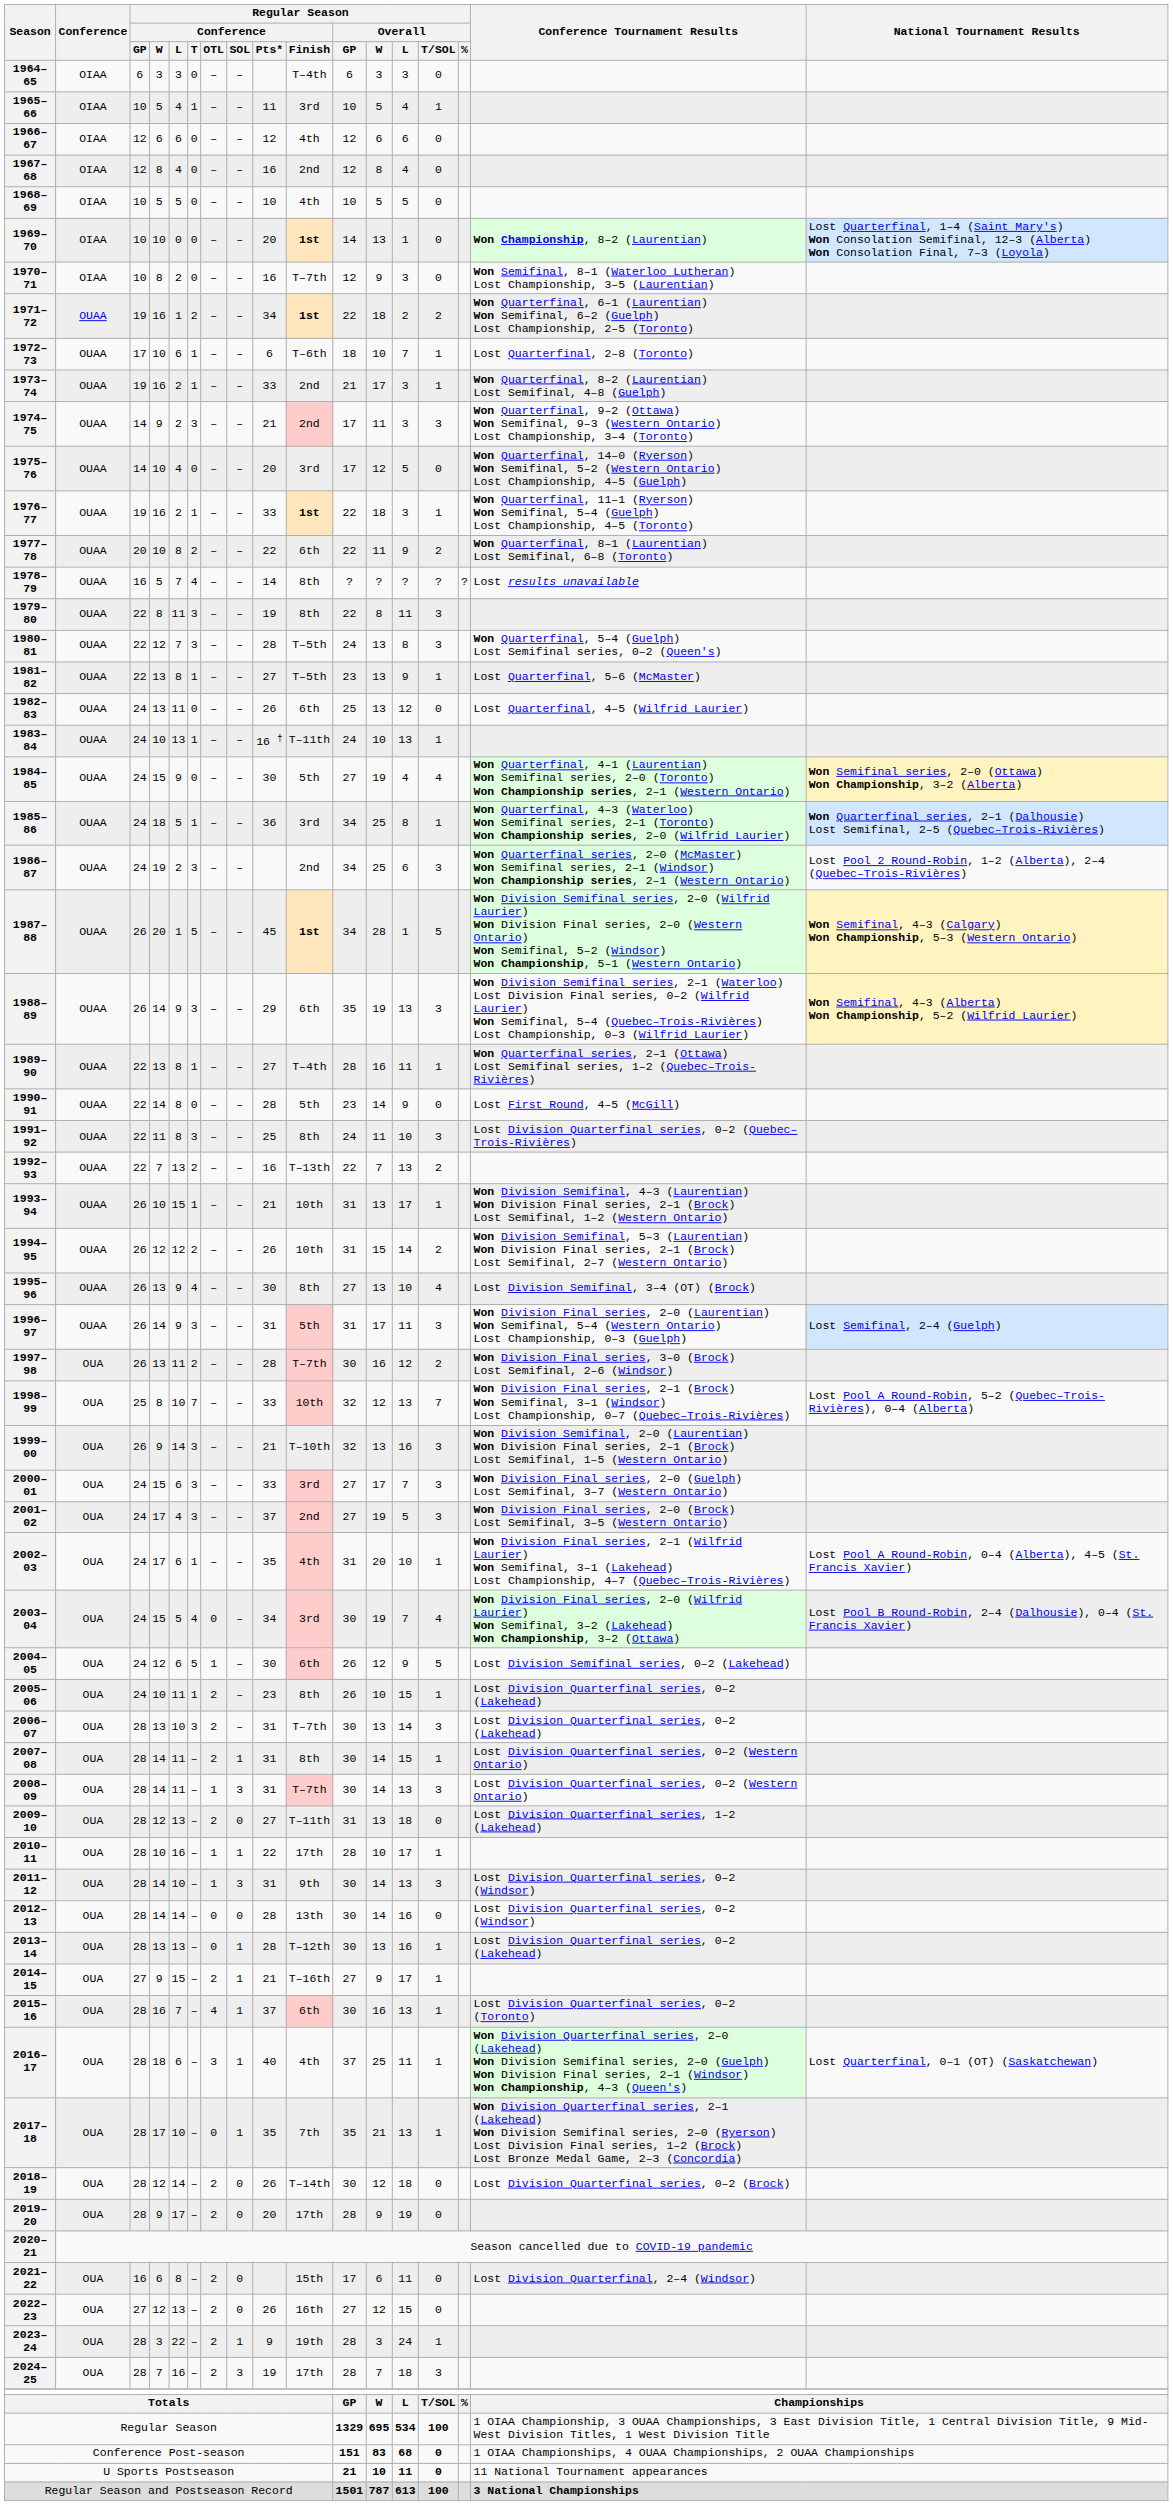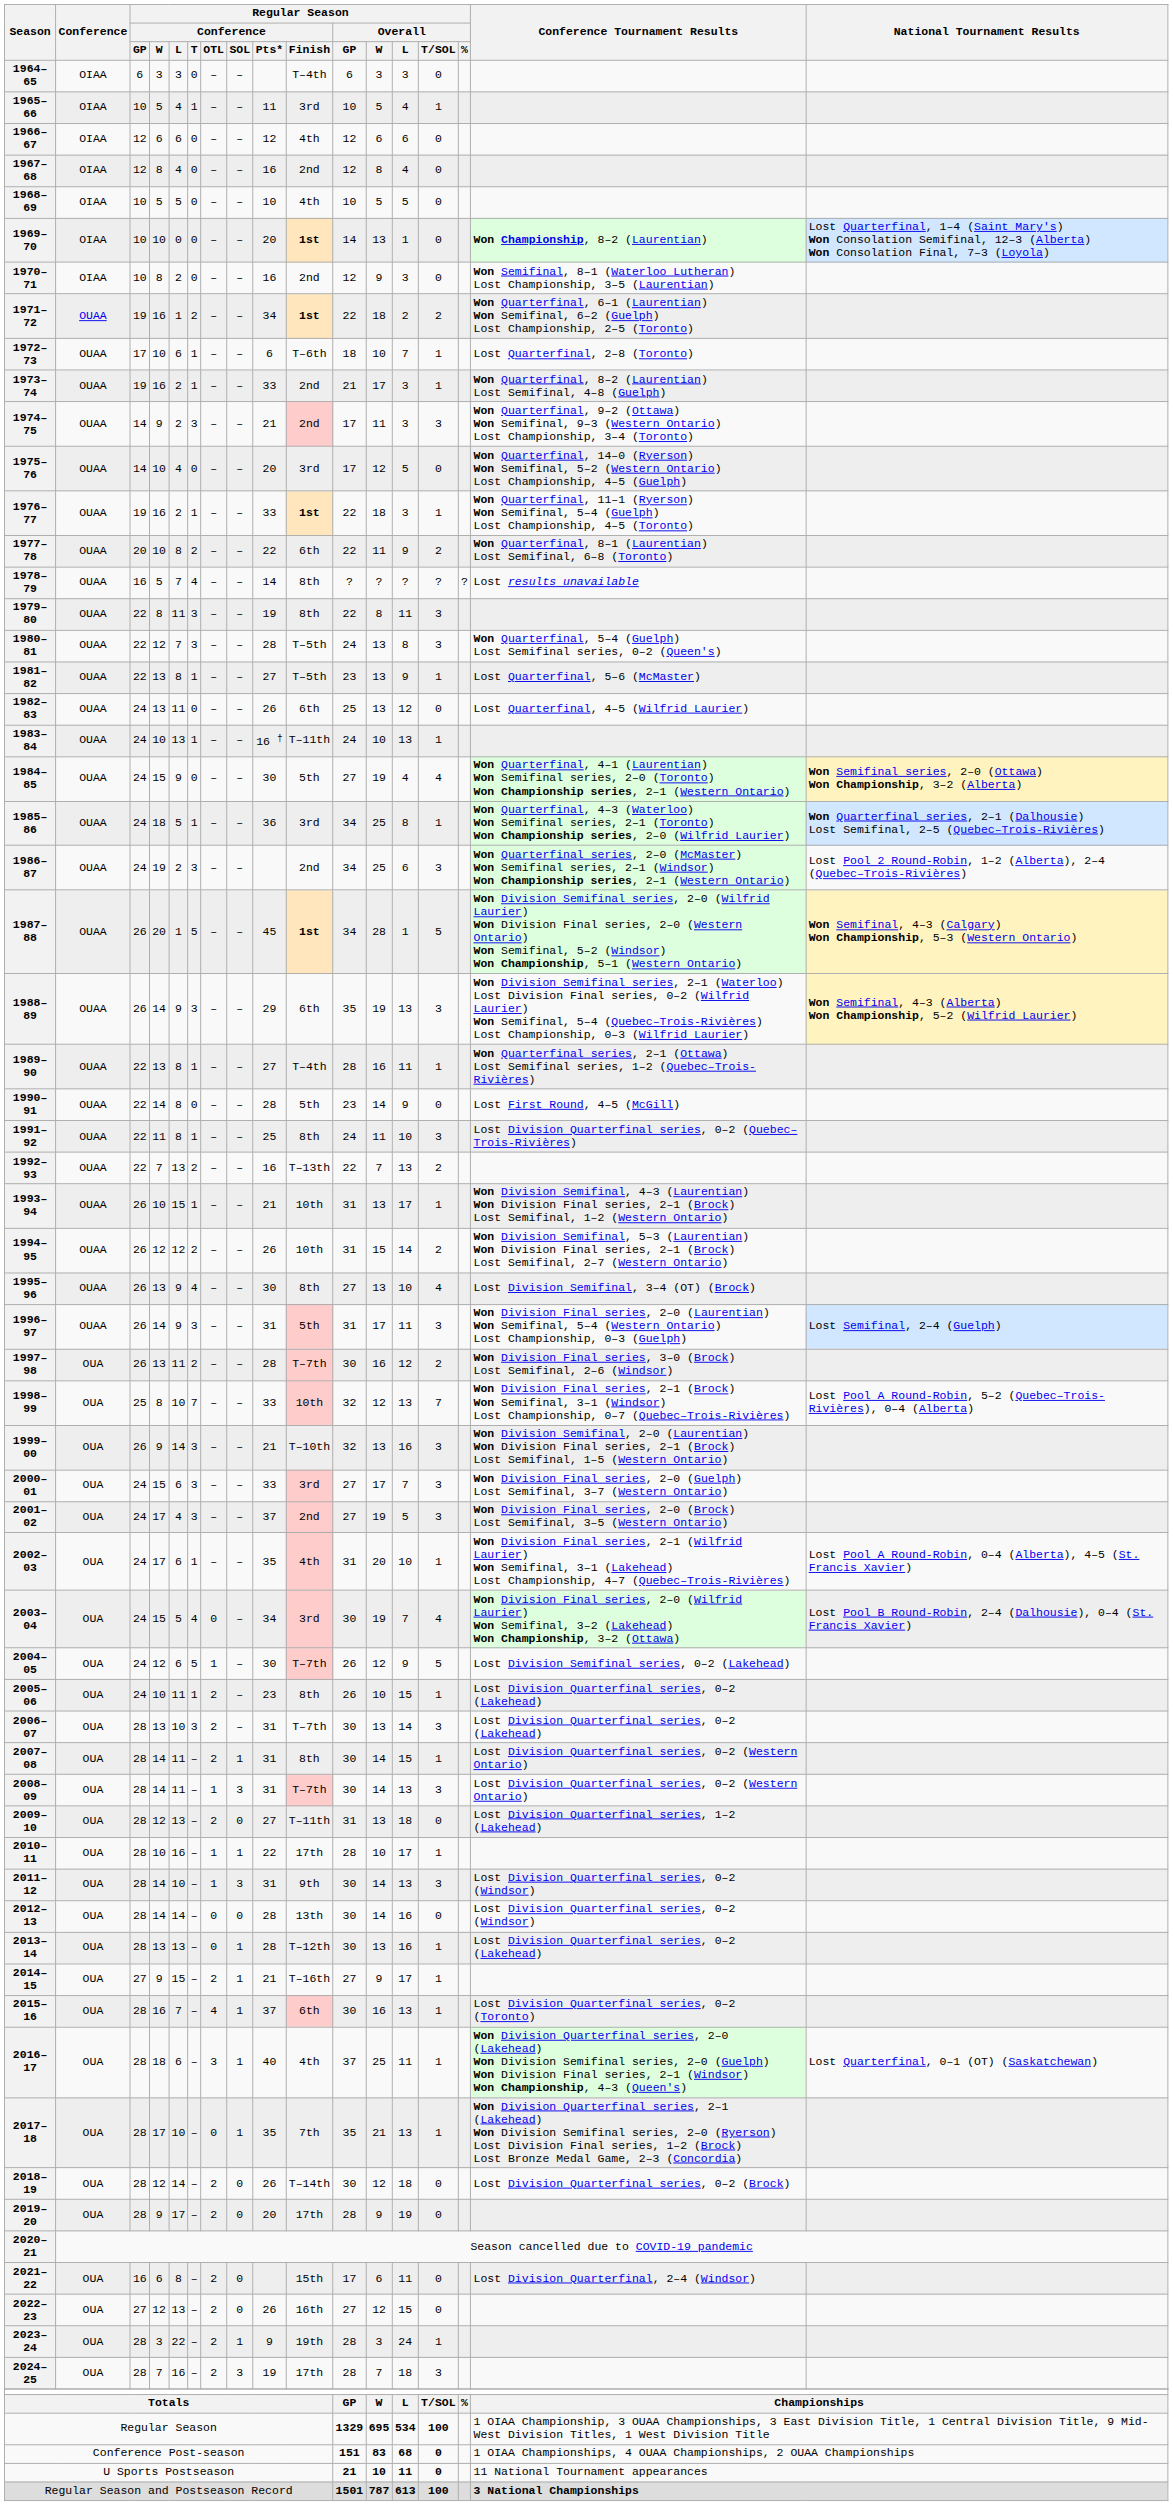(309, 279) T–7th -> (309, 279) 2nd
(194, 1137) 3 -> (194, 1137) 1
(309, 1664) 6th -> (309, 1664) T–7th
